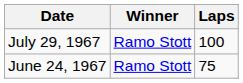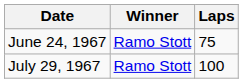rows swapped: (57, 66) <-> (54, 41)
